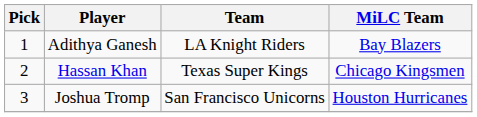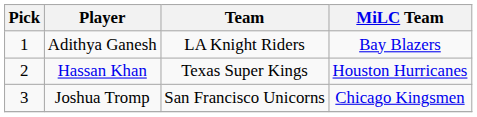(400, 71) Chicago Kingsmen -> (400, 71) Houston Hurricanes
(400, 97) Houston Hurricanes -> (400, 97) Chicago Kingsmen
